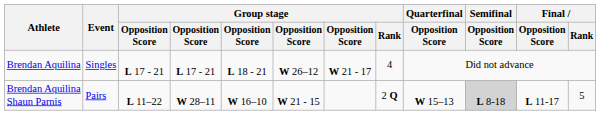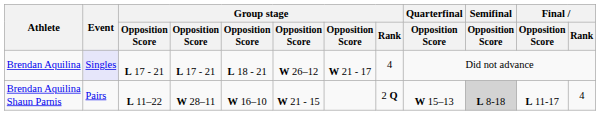(101, 65) no background -> (101, 65) lavender background
(582, 95) 5 -> (582, 95) 4
